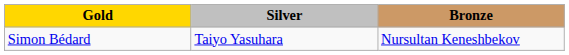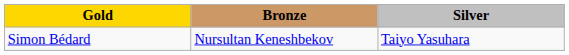columns swapped: (284, 15) <-> (471, 15)
